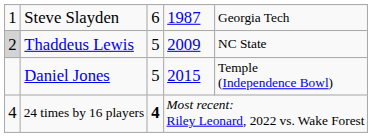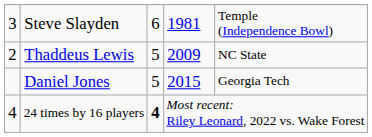(13, 17) 1 -> (13, 23) 3
(184, 17) 1987 -> (184, 23) 1981
(254, 17) Georgia Tech -> (276, 23) Temple (Independence Bowl)
(13, 44) lightgrey background -> (13, 55) no background
(276, 76) Temple (Independence Bowl) -> (254, 81) Georgia Tech
